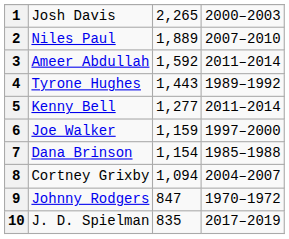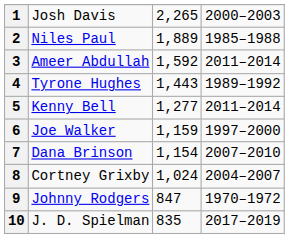(243, 39) 2007–2010 -> (243, 39) 1985–1988
(243, 153) 1985–1988 -> (243, 153) 2007–2010
(177, 176) 1,094 -> (177, 176) 1,024
